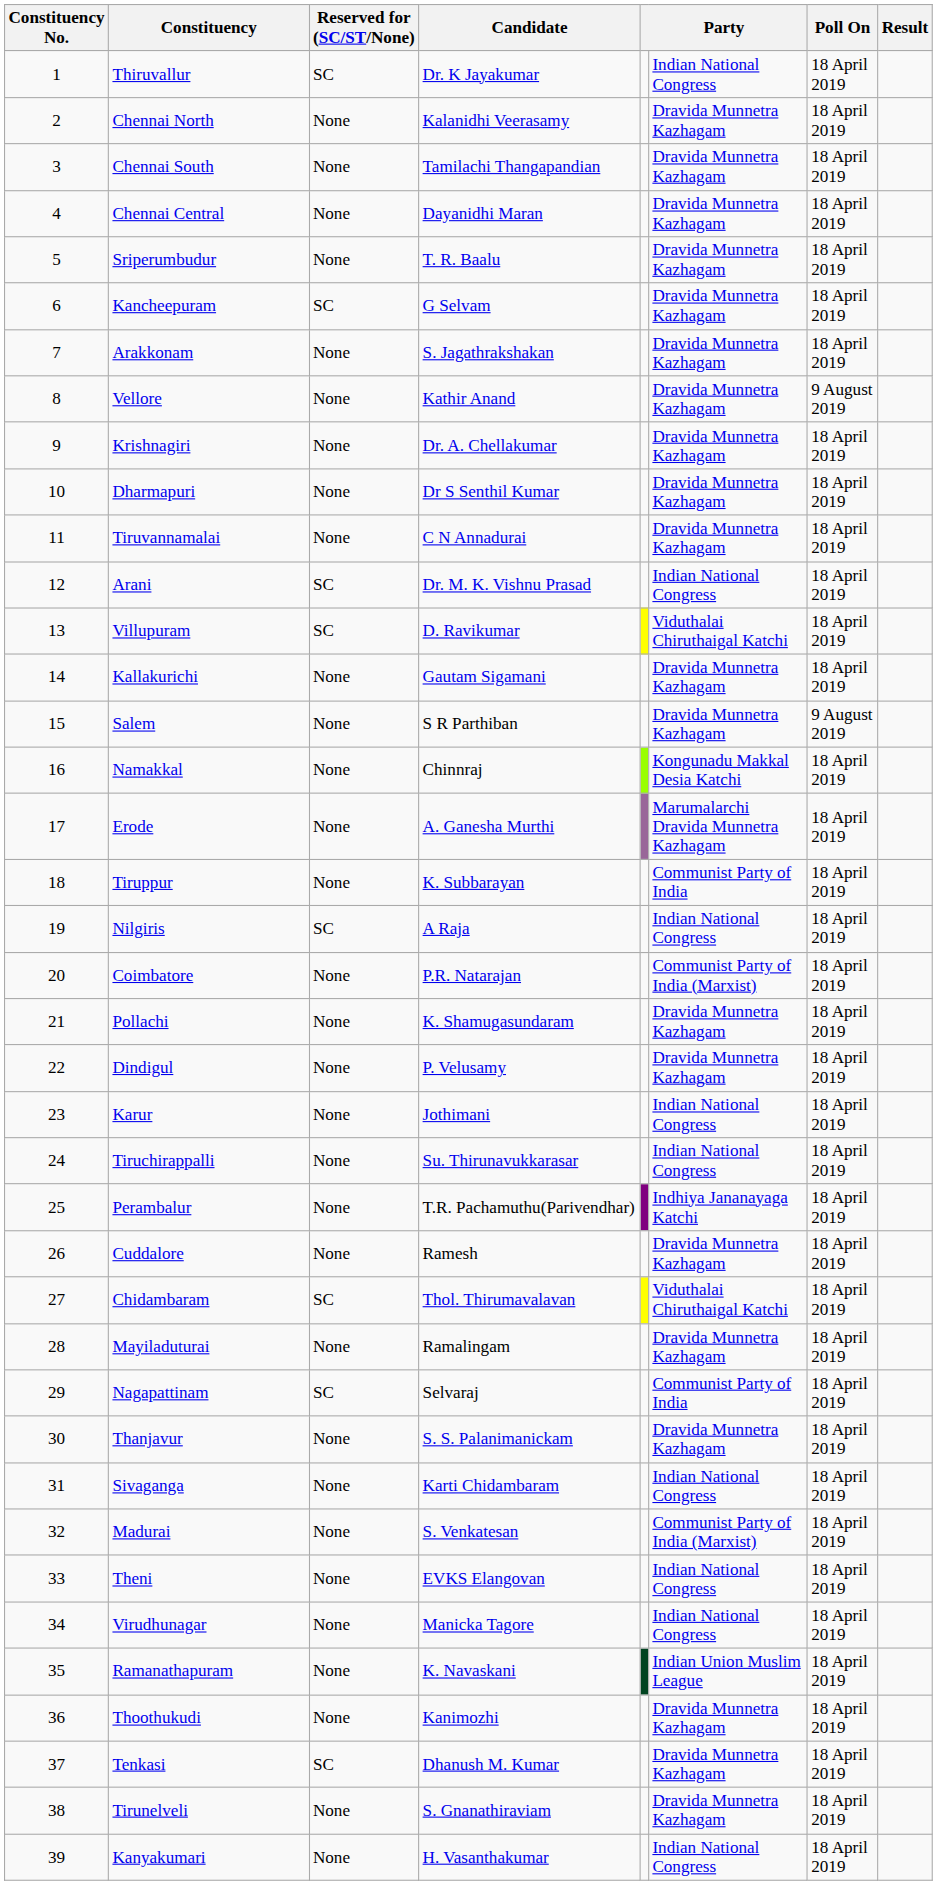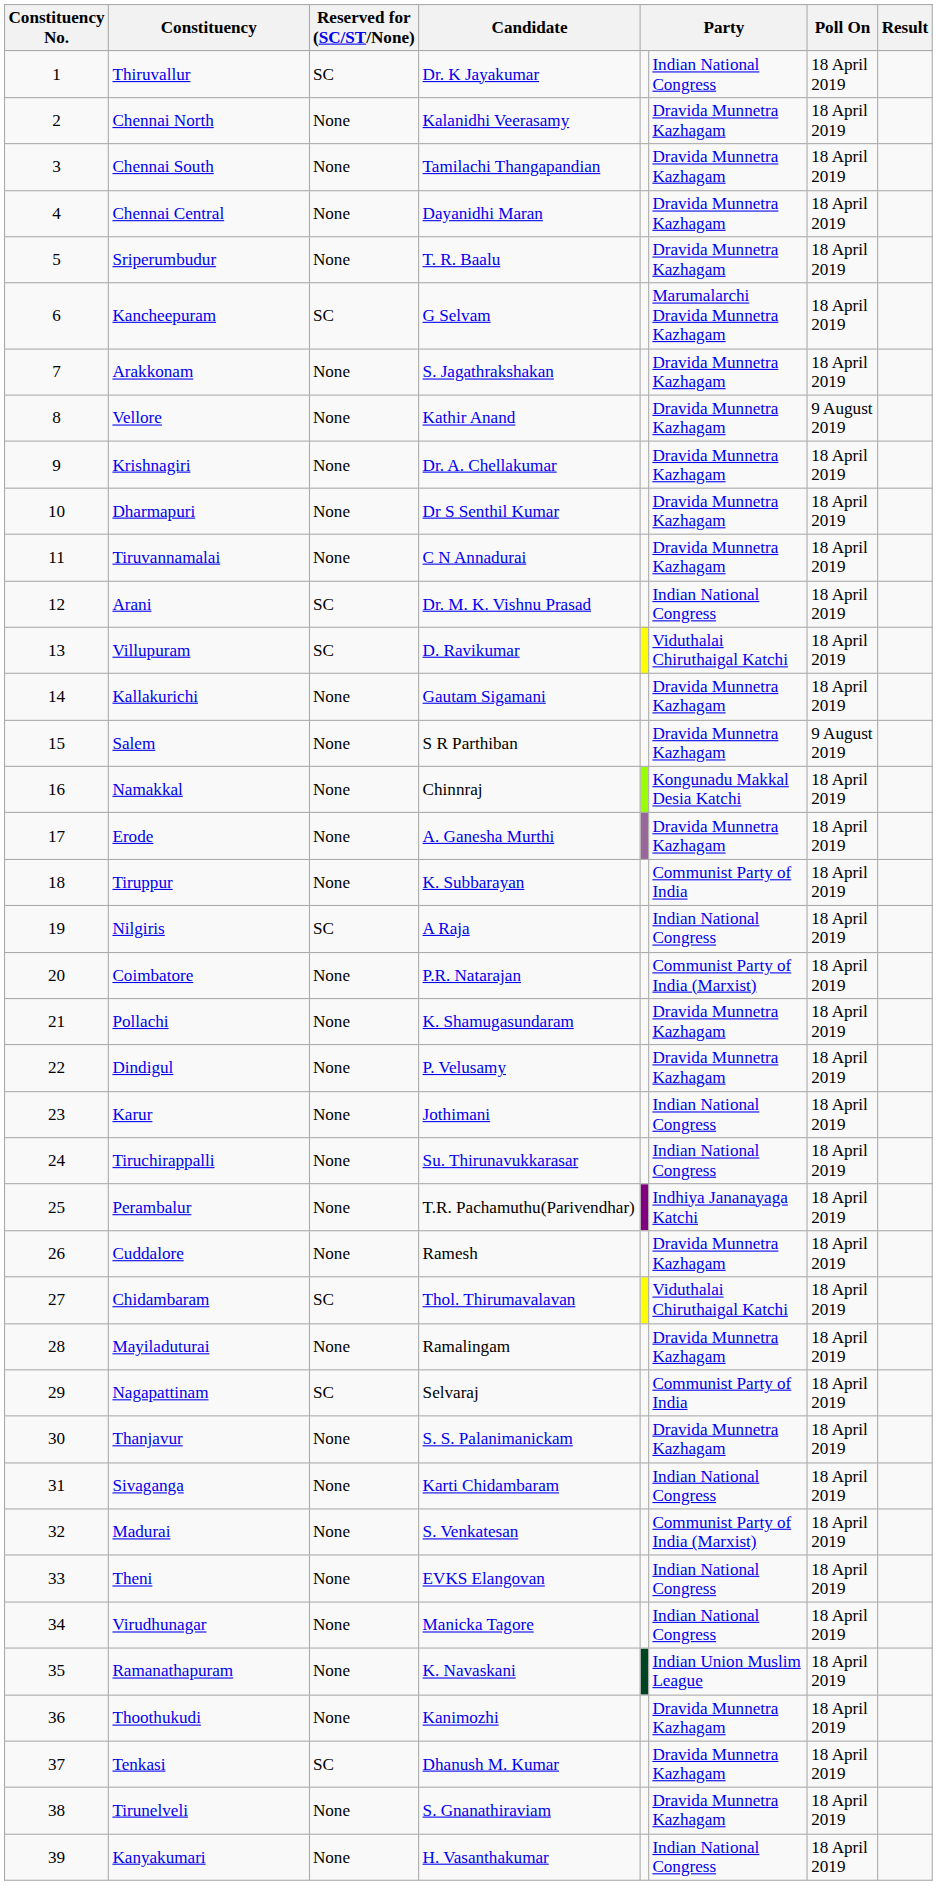(715, 306) Dravida Munnetra Kazhagam -> (715, 315) Marumalarchi Dravida Munnetra Kazhagam
(715, 826) Marumalarchi Dravida Munnetra Kazhagam -> (715, 835) Dravida Munnetra Kazhagam
